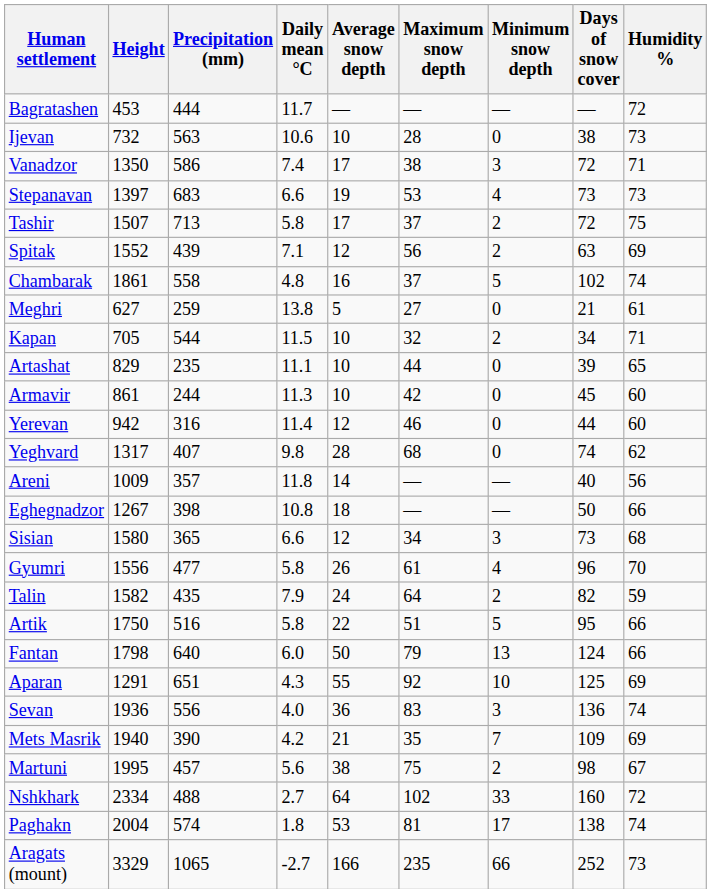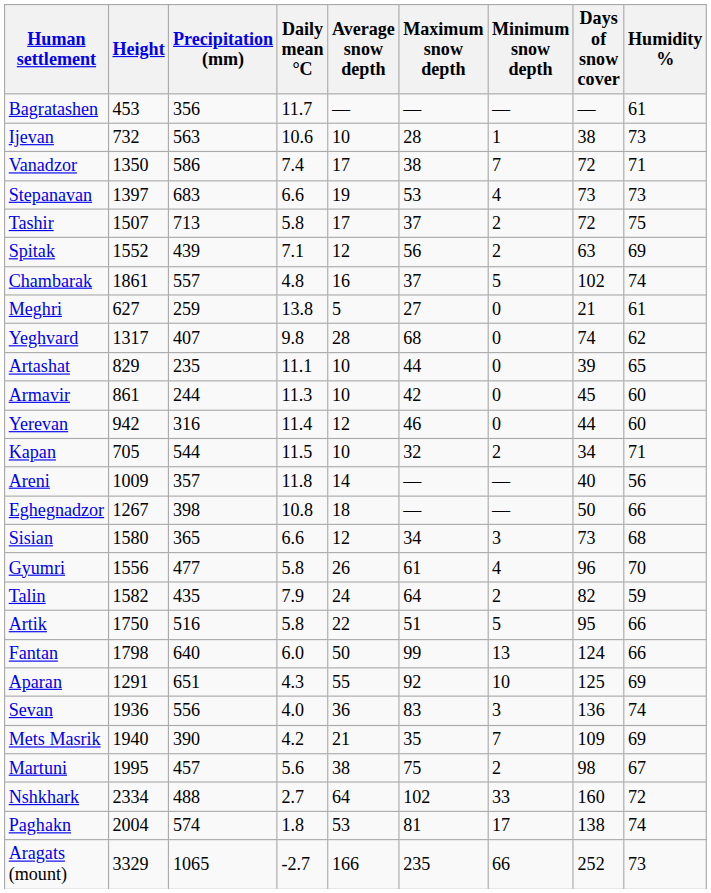(187, 108) 444 -> (187, 108) 356
(637, 108) 72 -> (637, 108) 61
(496, 137) 0 -> (496, 137) 1
(496, 165) 3 -> (496, 165) 7
(187, 280) 558 -> (187, 280) 557
rows swapped: (32, 337) <-> (43, 452)
(412, 653) 79 -> (412, 653) 99
